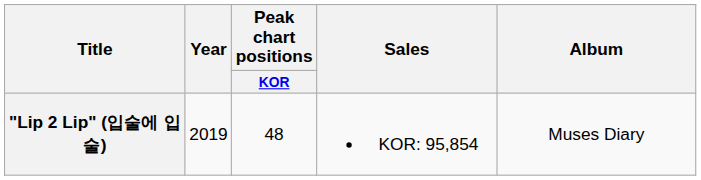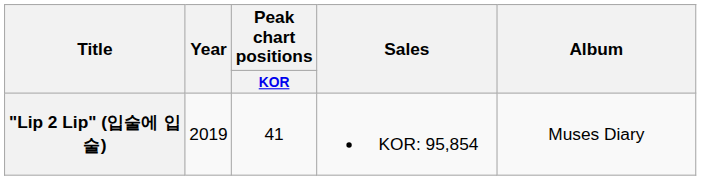(274, 134) 48 -> (274, 134) 41
